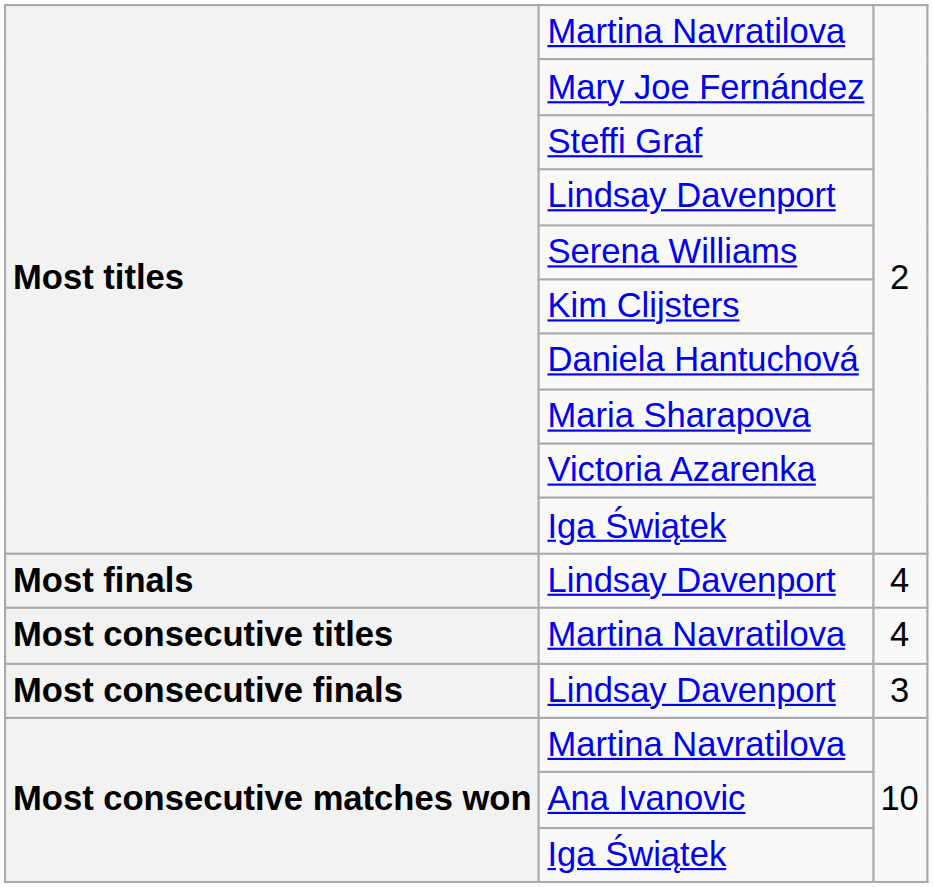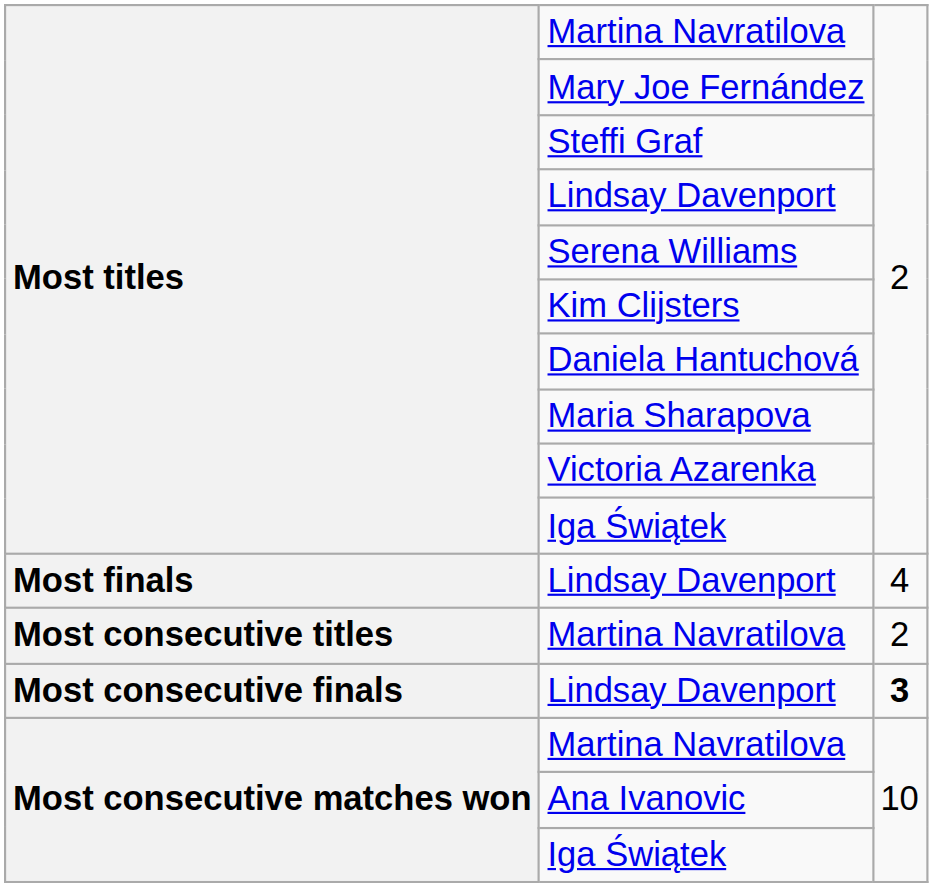(900, 634) 4 -> (900, 634) 2
(900, 689) normal -> (900, 689) bold
